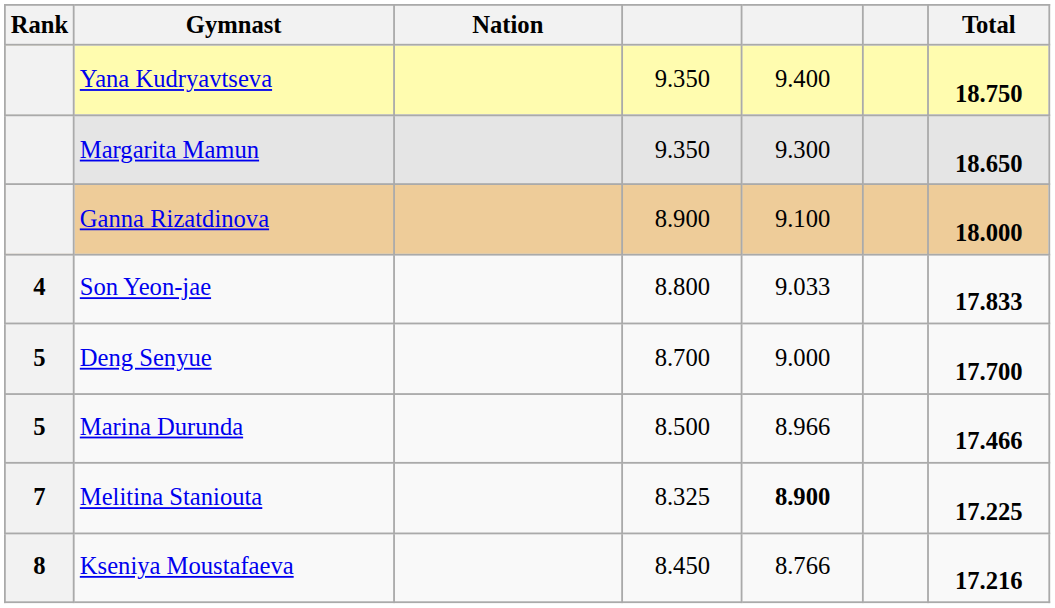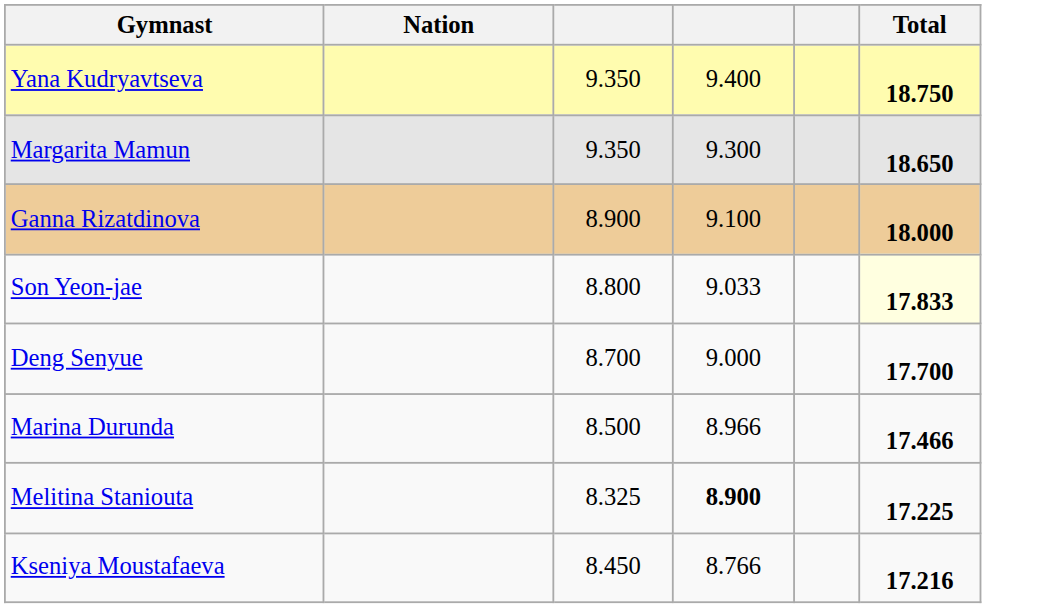- column: (39, 24)
(989, 302) no background -> (920, 302) lightyellow background
